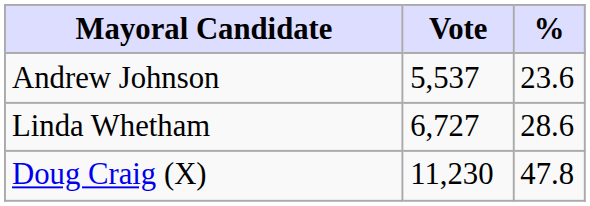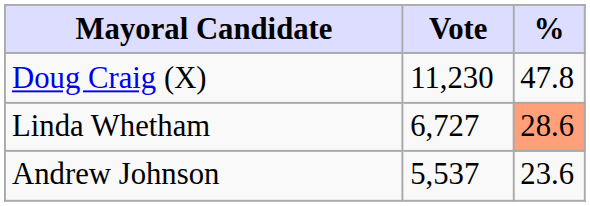rows swapped: (109, 175) <-> (116, 77)
(547, 126) no background -> (547, 126) lightsalmon background
